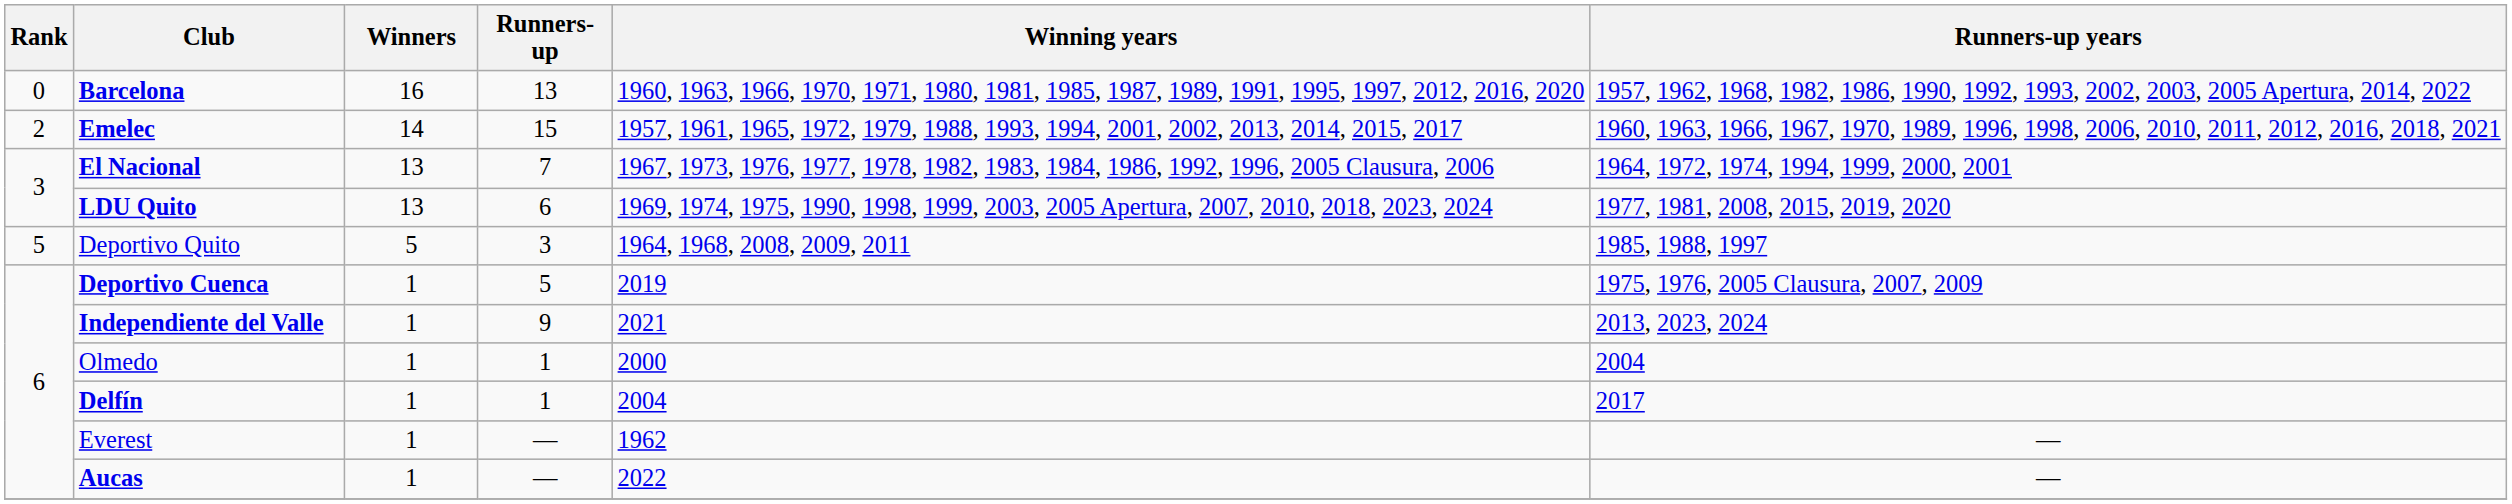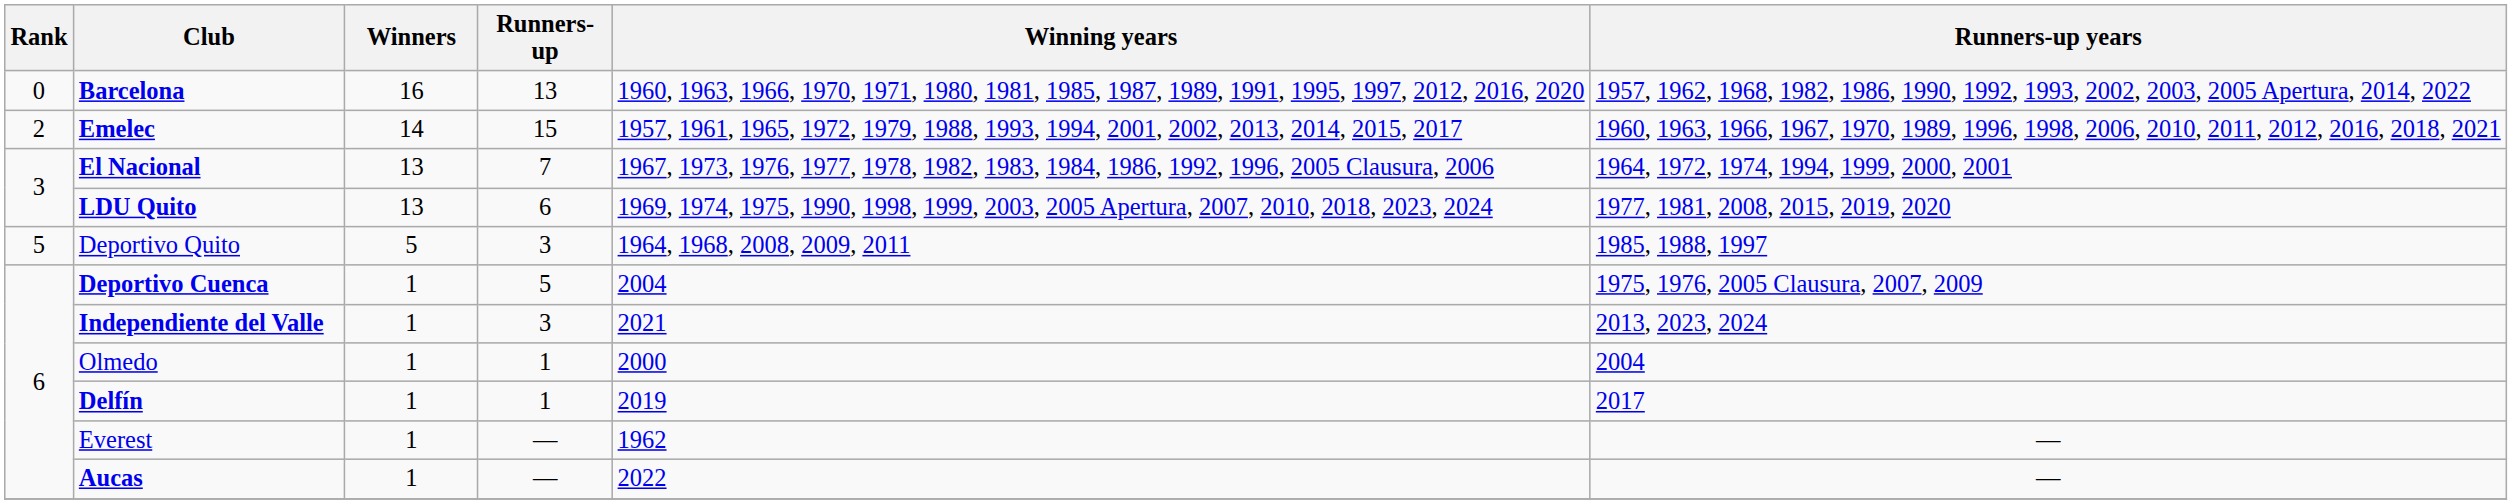(642, 284) 2019 -> (642, 284) 2004
(545, 323) 9 -> (545, 323) 3
(642, 400) 2004 -> (642, 400) 2019
